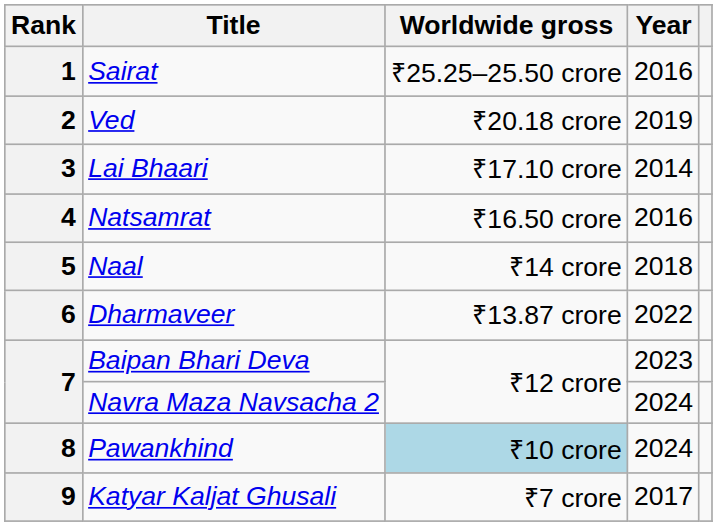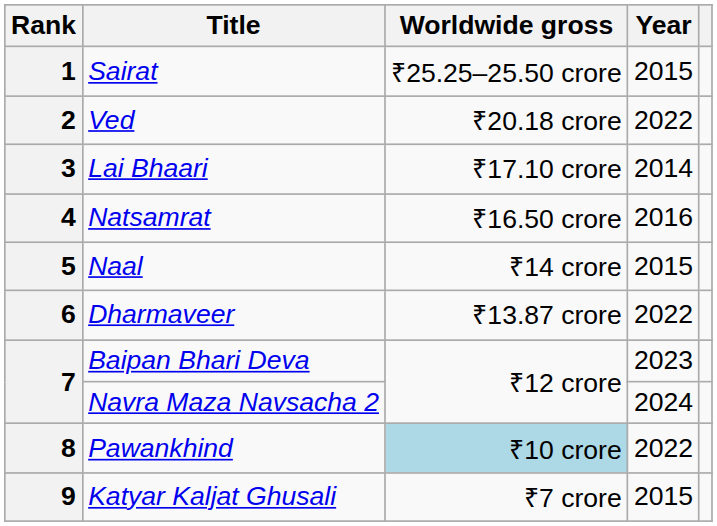(664, 71) 2016 -> (664, 71) 2015
(664, 119) 2019 -> (664, 119) 2022
(664, 266) 2018 -> (664, 266) 2015
(664, 447) 2024 -> (664, 447) 2022
(664, 496) 2017 -> (664, 496) 2015
